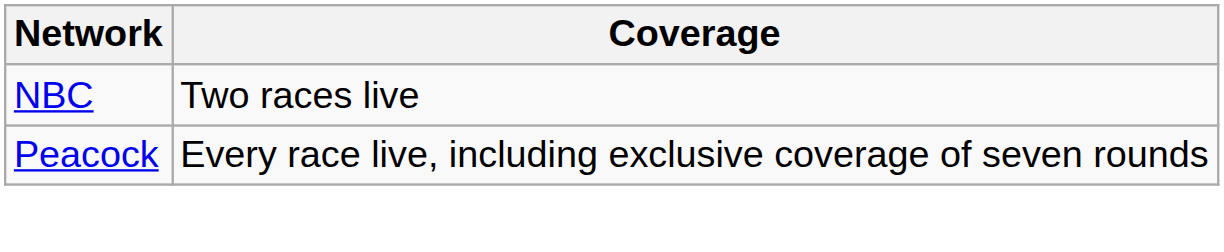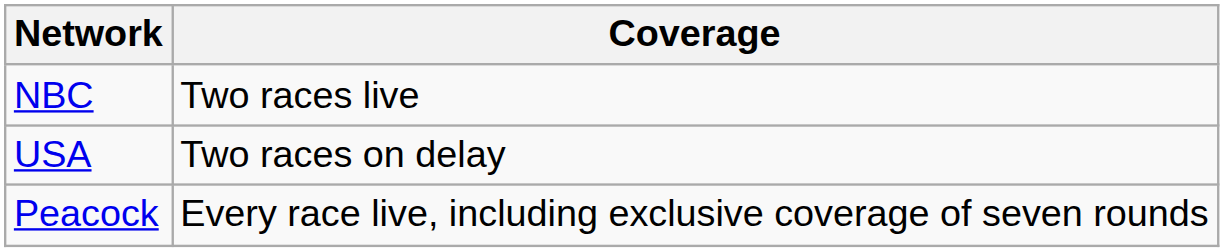+ row: (53, 154)
